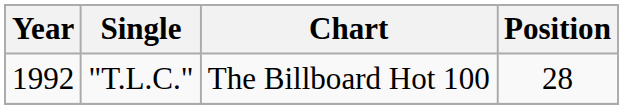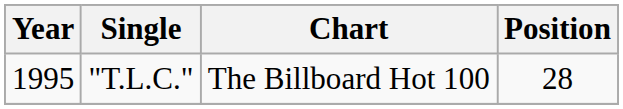(43, 78) 1992 -> (43, 78) 1995
